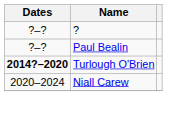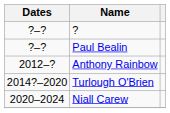+ row: (115, 64)
(37, 64) bold -> (37, 82) normal
